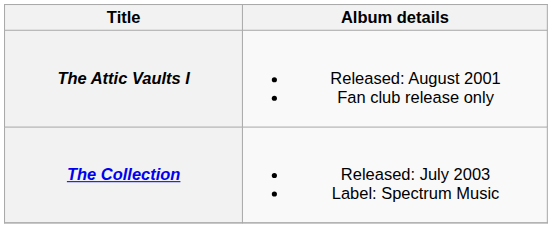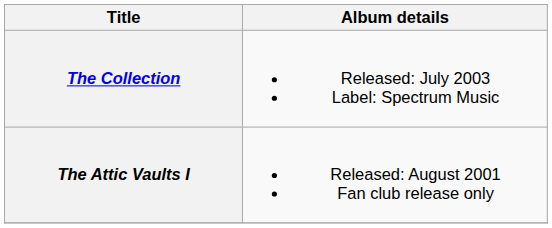rows swapped: (124, 174) <-> (124, 78)
